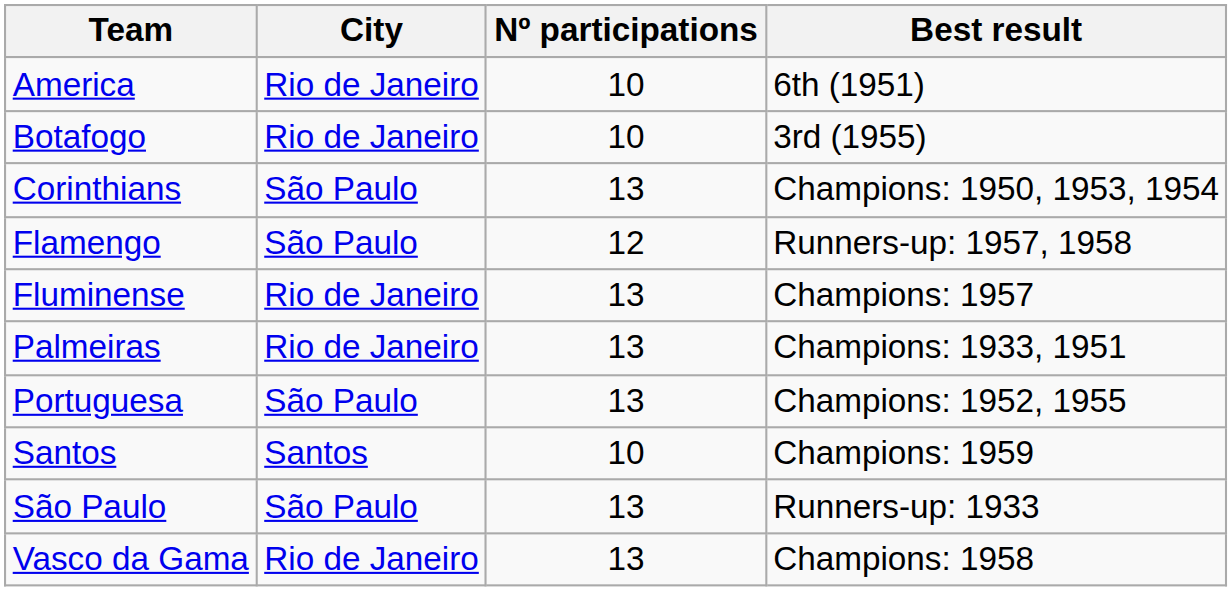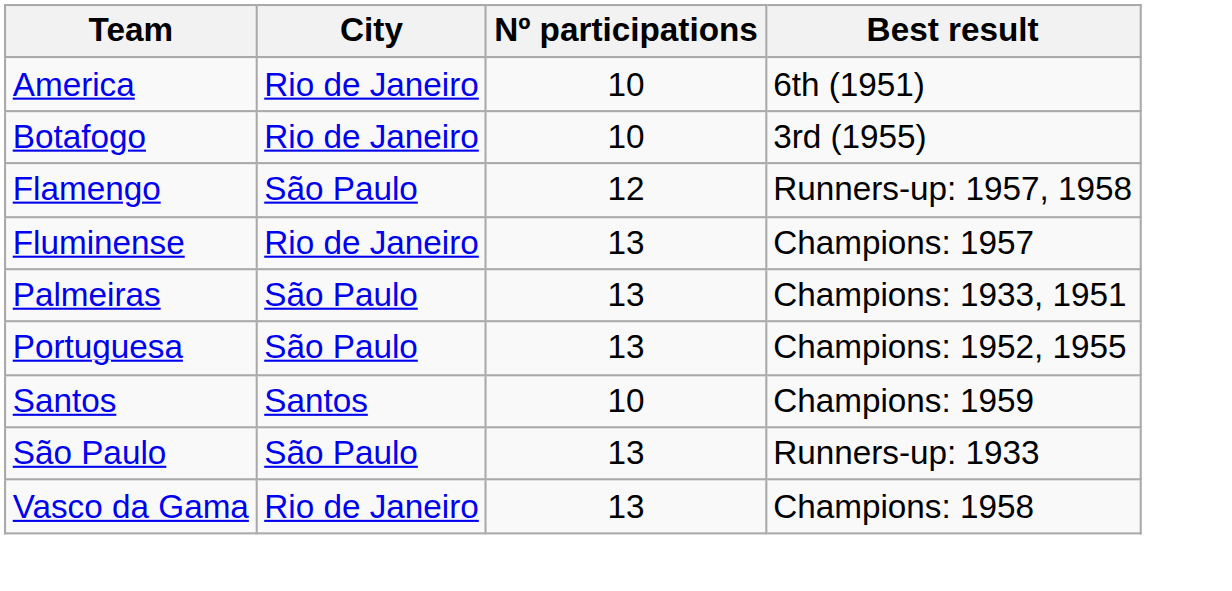- row: (97, 189)
(372, 347) Rio de Janeiro -> (341, 294) São Paulo
